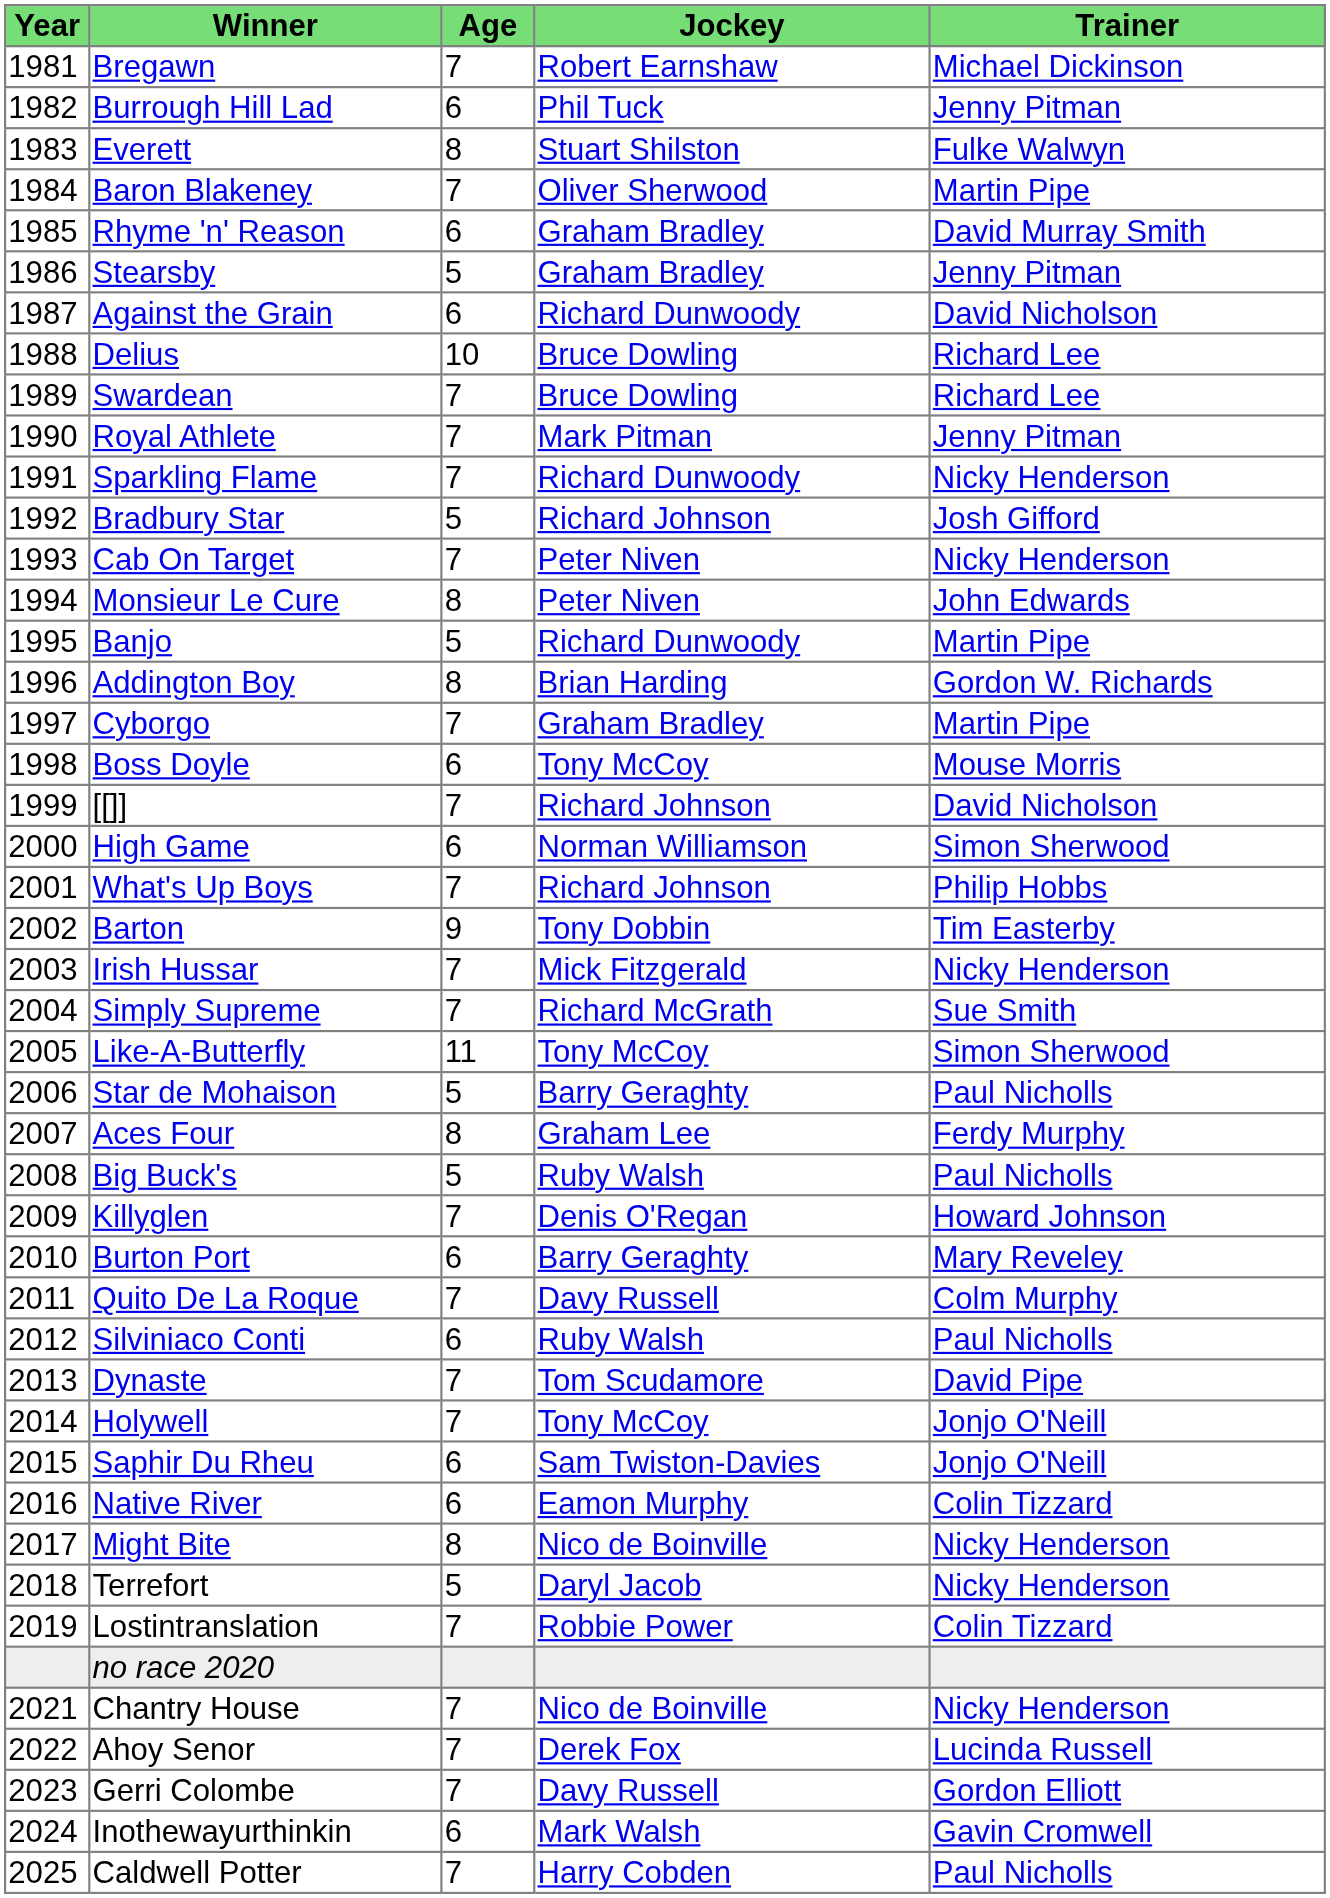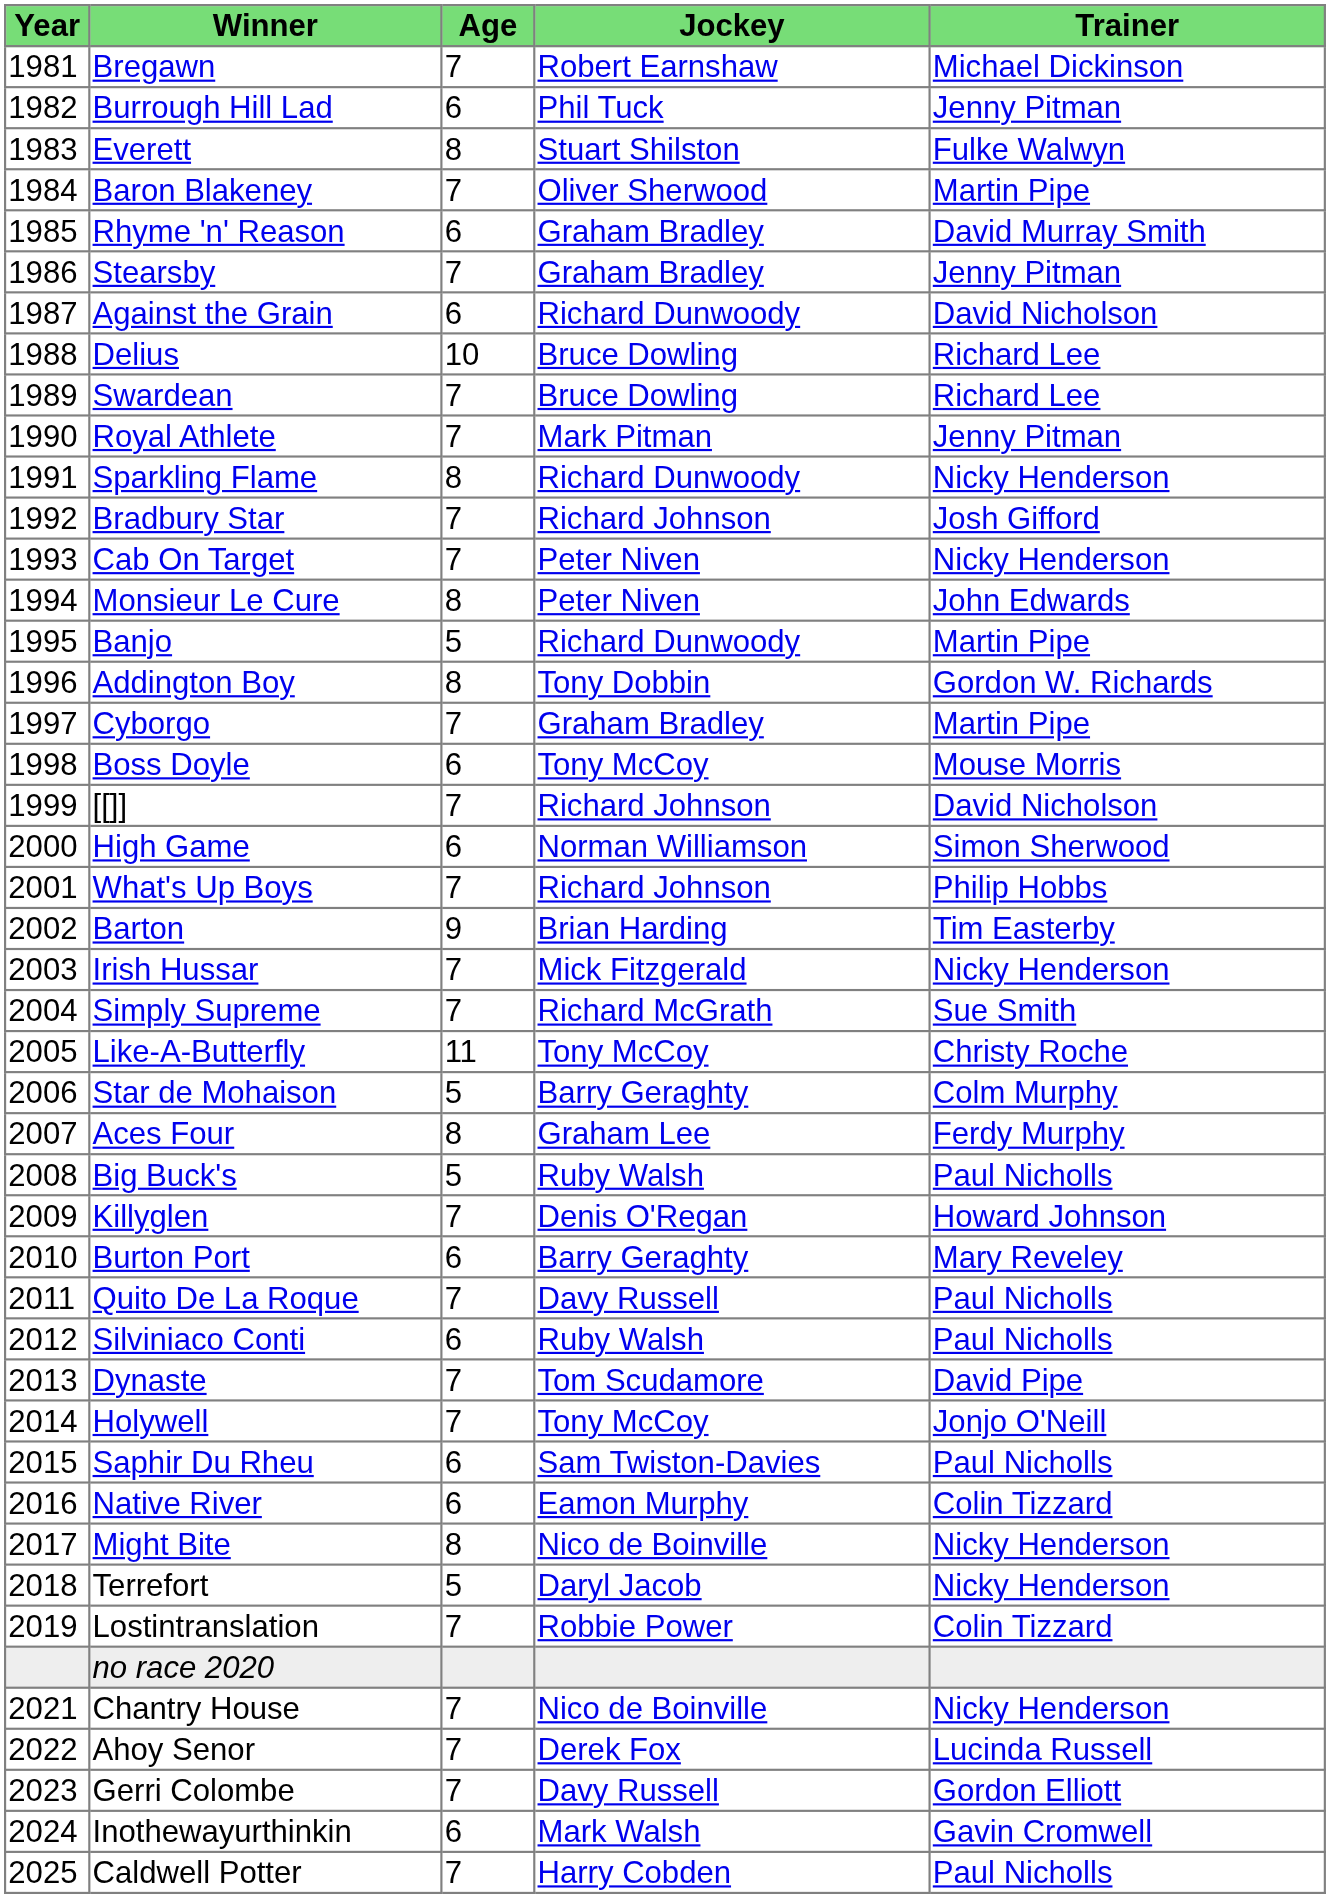(453, 272) 5 -> (453, 272) 7
(453, 477) 7 -> (453, 477) 8
(453, 518) 5 -> (453, 518) 7
(633, 682) Brian Harding -> (624, 682) Tony Dobbin
(624, 928) Tony Dobbin -> (633, 928) Brian Harding
(1051, 1052) Simon Sherwood -> (1030, 1052) Christy Roche
(1023, 1093) Paul Nicholls -> (1025, 1093) Colm Murphy
(1025, 1298) Colm Murphy -> (1023, 1298) Paul Nicholls
(1020, 1462) Jonjo O'Neill -> (1023, 1462) Paul Nicholls
